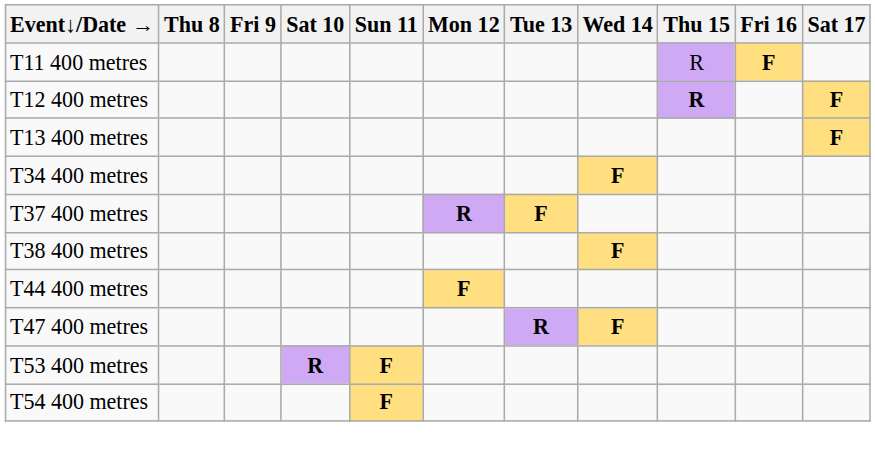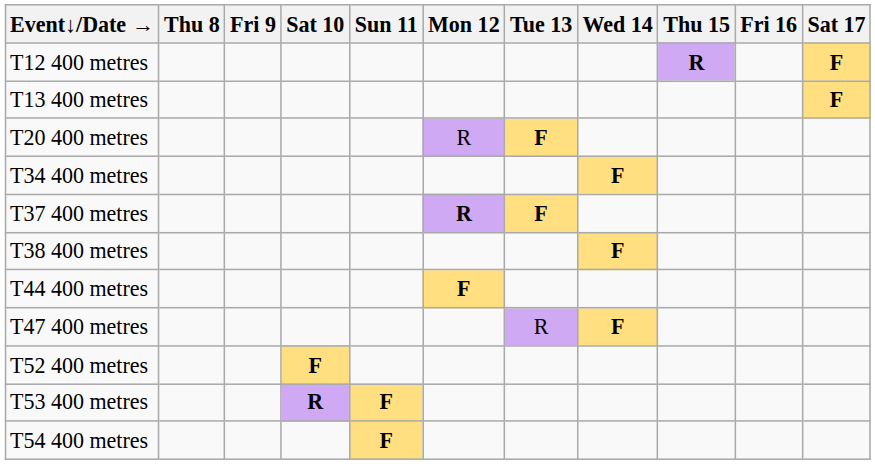- row: (79, 62)
+ row: (79, 137)
(541, 327) bold -> (541, 327) normal
+ row: (79, 365)
